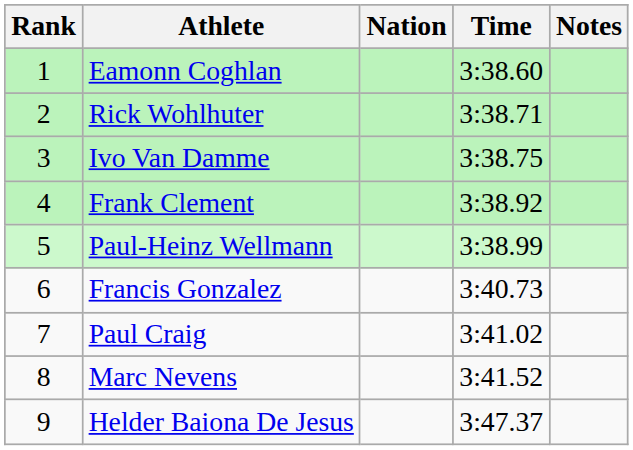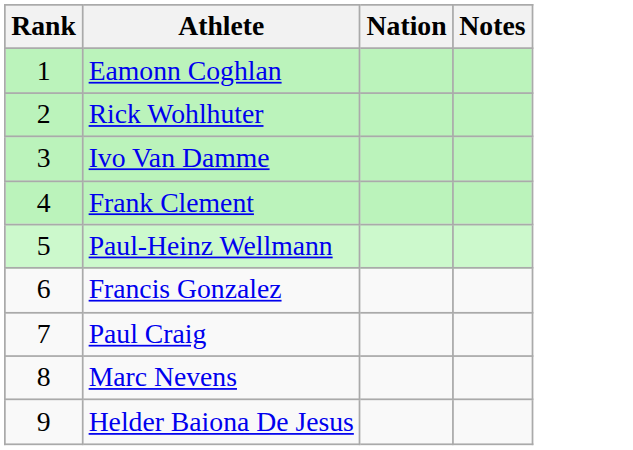- column: (501, 26)
